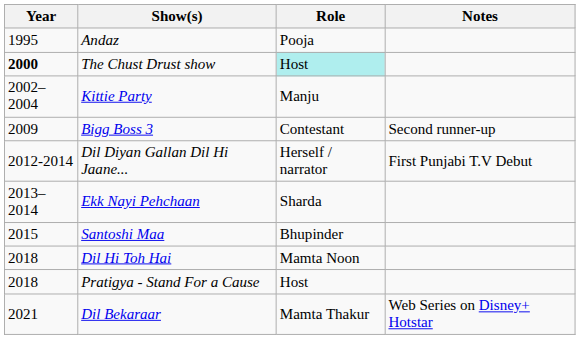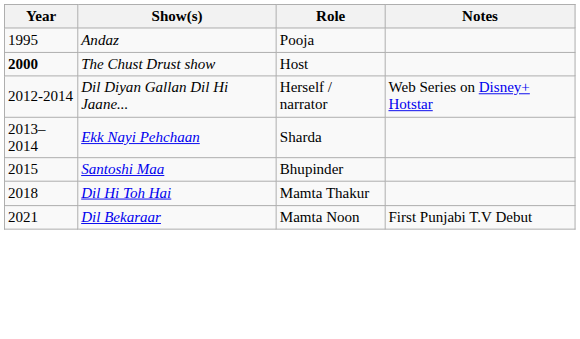(294, 64) paleturquoise background -> (294, 64) no background
- row: (116, 96)
- row: (117, 128)
(460, 161) First Punjabi T.V Debut -> (459, 96) Web Series on Disney+ Hotstar
(320, 258) Mamta Noon -> (325, 193) Mamta Thakur
- row: (170, 281)
(325, 314) Mamta Thakur -> (320, 217) Mamta Noon
(459, 314) Web Series on Disney+ Hotstar -> (460, 217) First Punjabi T.V Debut
